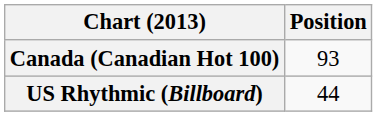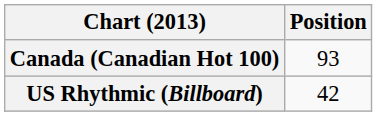(328, 93) 44 -> (328, 93) 42
